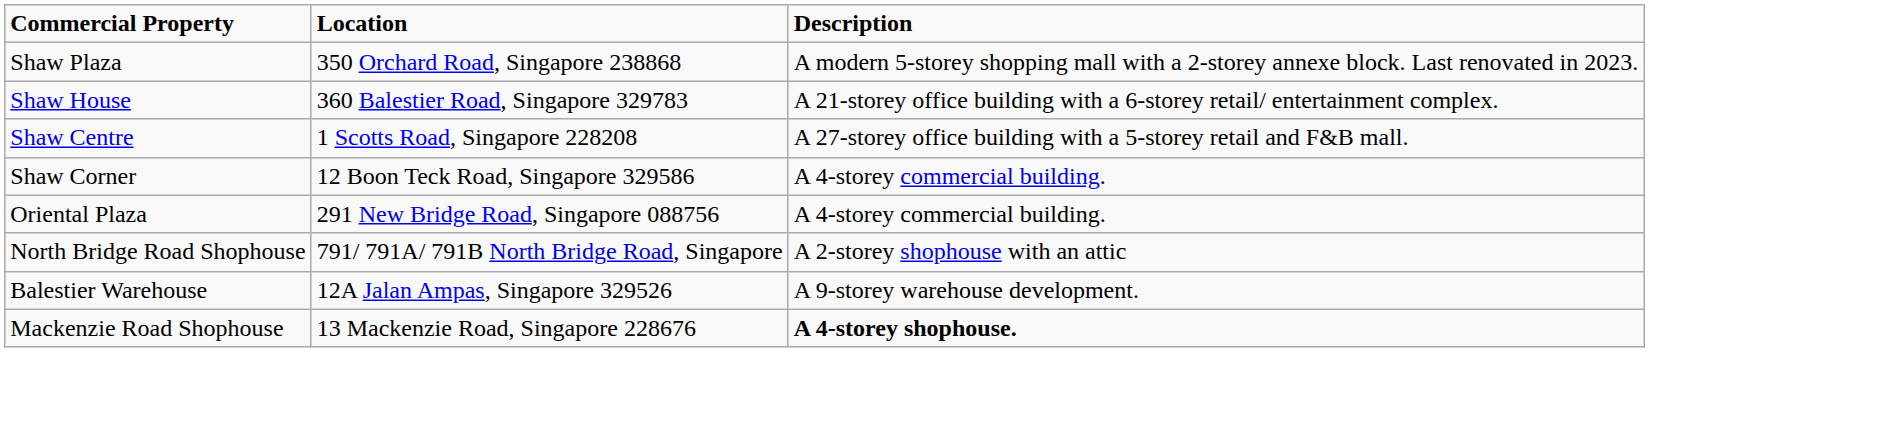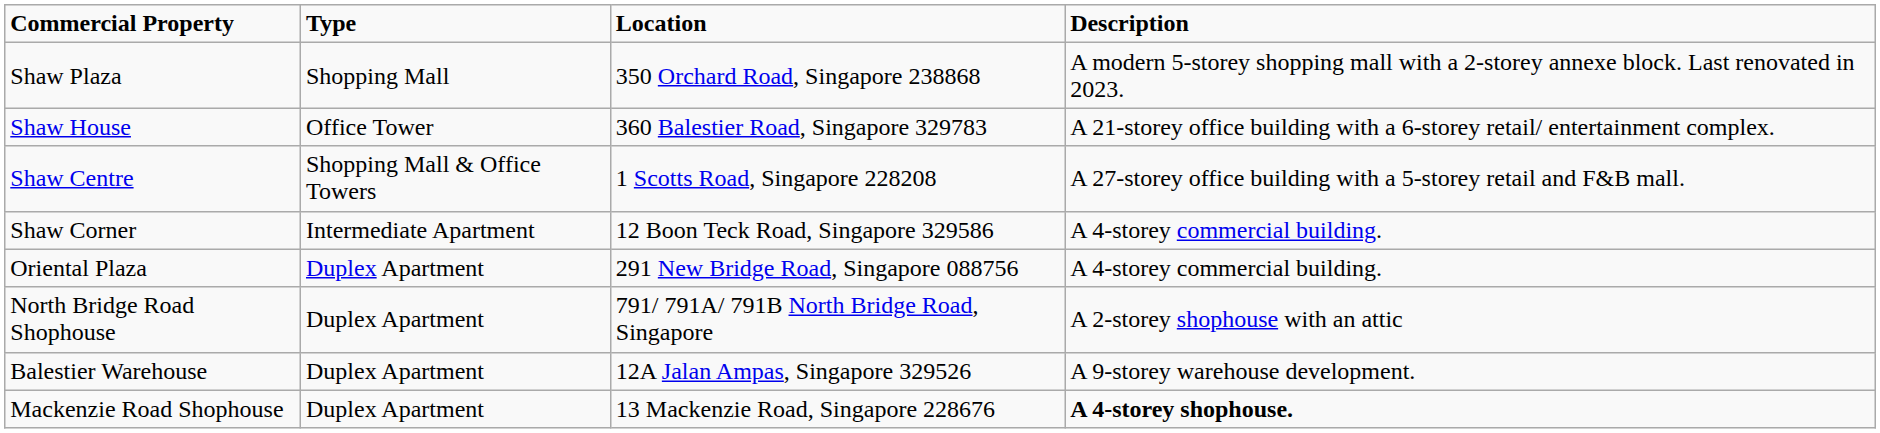+ column: (331, 23)
